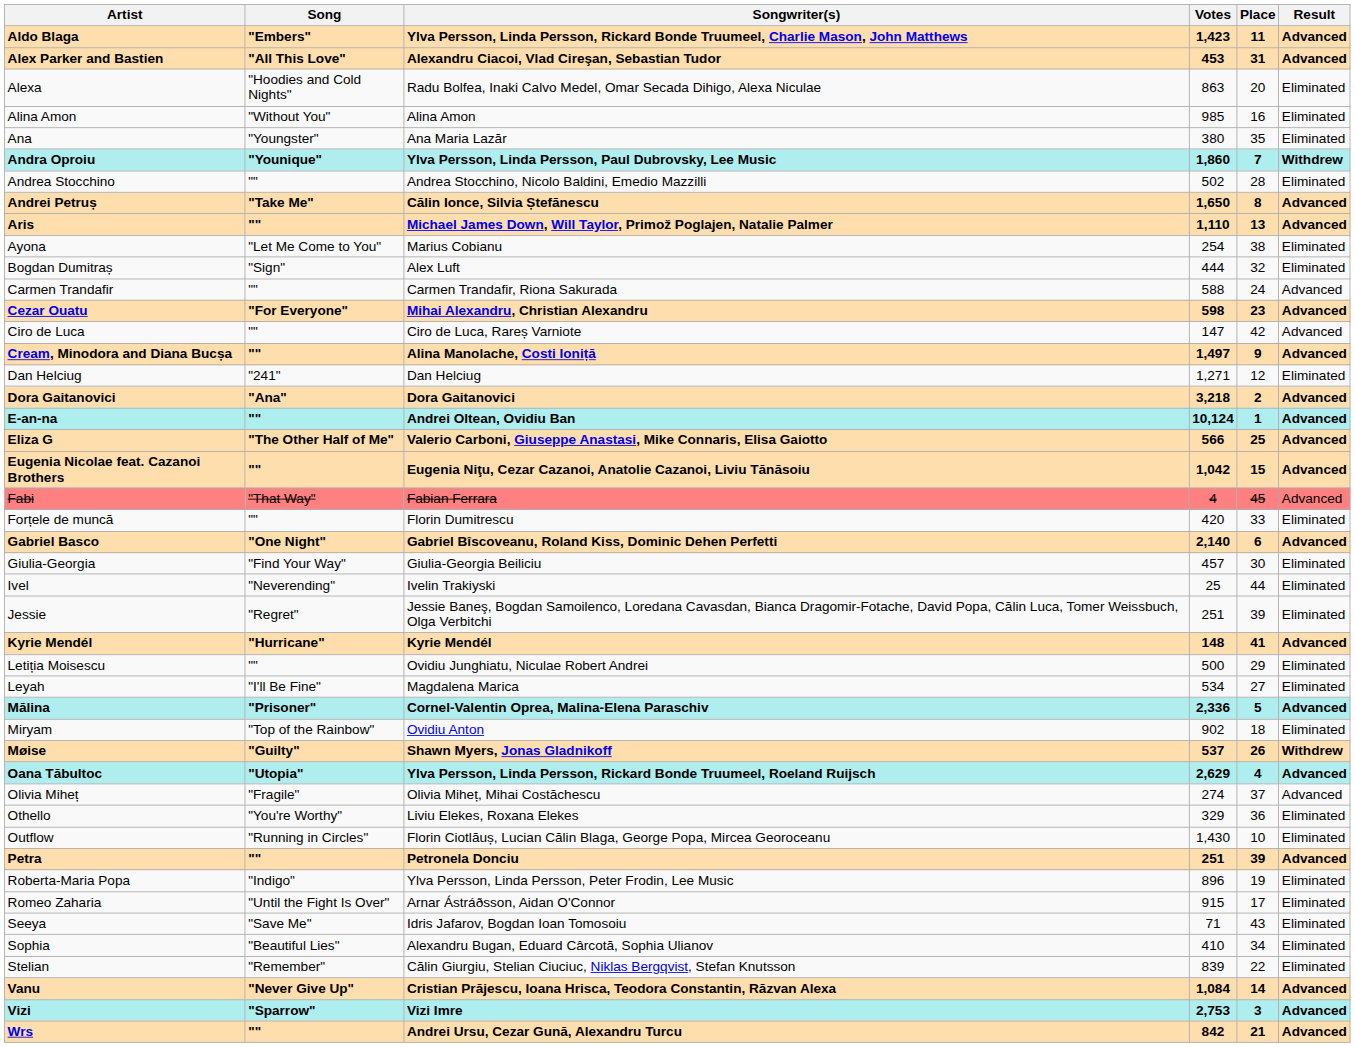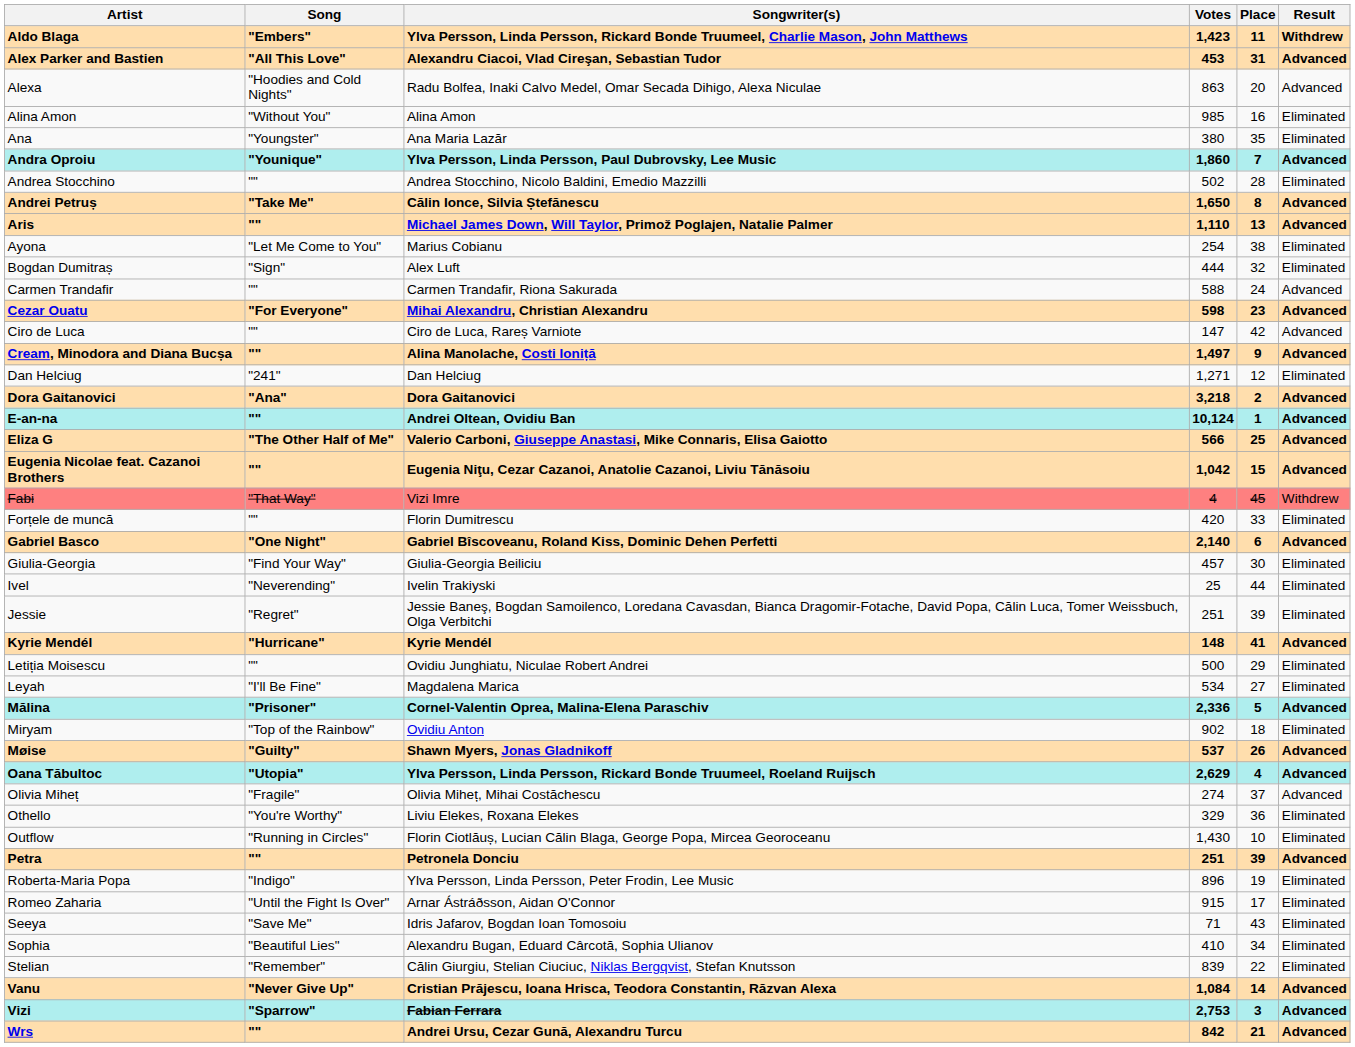(1314, 36) Advanced -> (1312, 36) Withdrew
(1314, 87) Eliminated -> (1312, 87) Advanced
(1312, 159) Withdrew -> (1314, 159) Advanced
(452, 498) Fabian Ferrara -> (433, 498) Vizi Imre
(1312, 498) Advanced -> (1310, 498) Withdrew
(1312, 751) Withdrew -> (1314, 751) Advanced
(435, 1010) Vizi Imre -> (454, 1010) Fabian Ferrara
